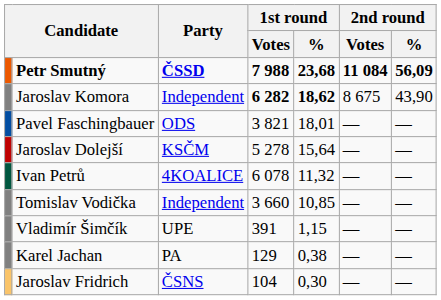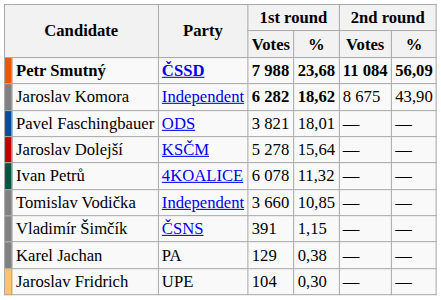(178, 228) UPE -> (183, 228) ČSNS
(183, 281) ČSNS -> (178, 281) UPE
